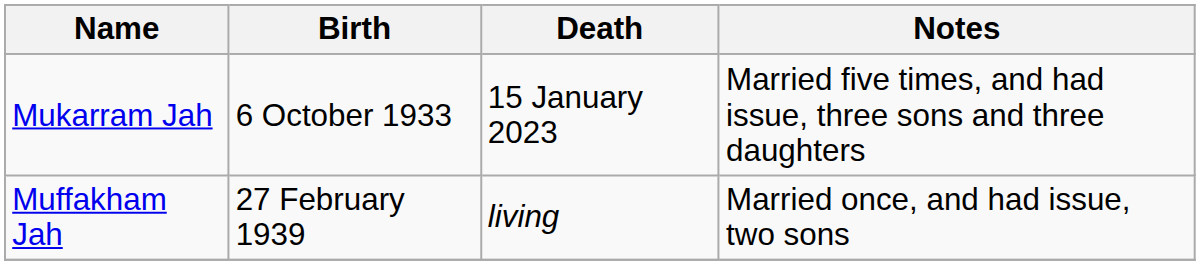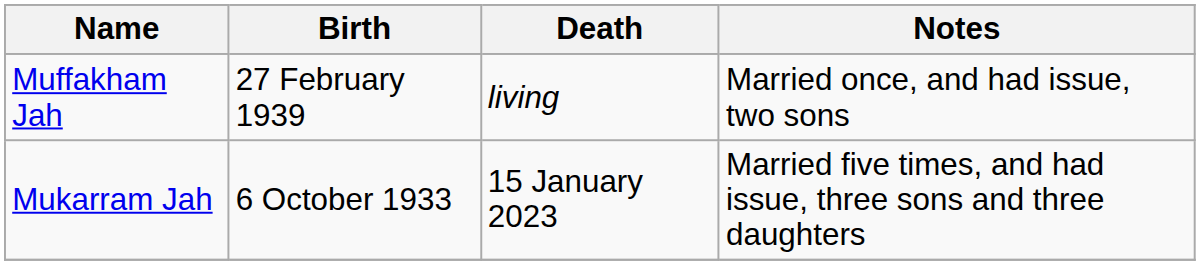rows swapped: (112, 114) <-> (89, 217)
